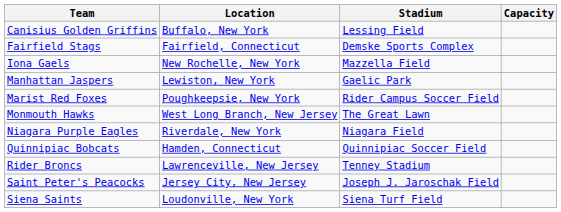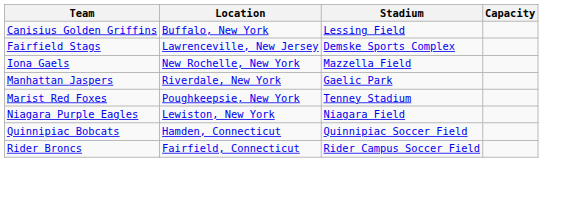(231, 47) Fairfield, Connecticut -> (240, 47) Lawrenceville, New Jersey
(218, 81) Lewiston, New York -> (222, 81) Riverdale, New York
(421, 98) Rider Campus Soccer Field -> (367, 98) Tenney Stadium
- row: (51, 115)
(222, 132) Riverdale, New York -> (218, 115) Lewiston, New York
(240, 165) Lawrenceville, New Jersey -> (231, 148) Fairfield, Connecticut
(386, 165) Tenney Stadium -> (402, 148) Rider Campus Soccer Field
- row: (76, 182)
- row: (44, 199)
